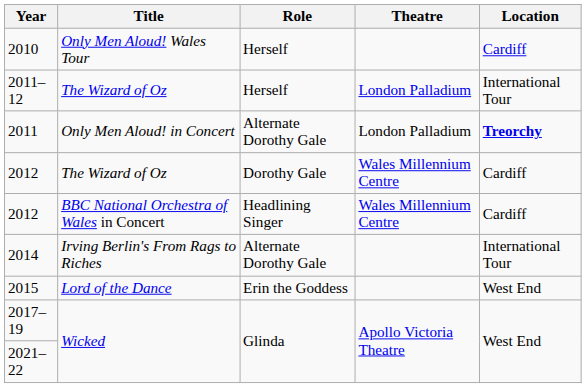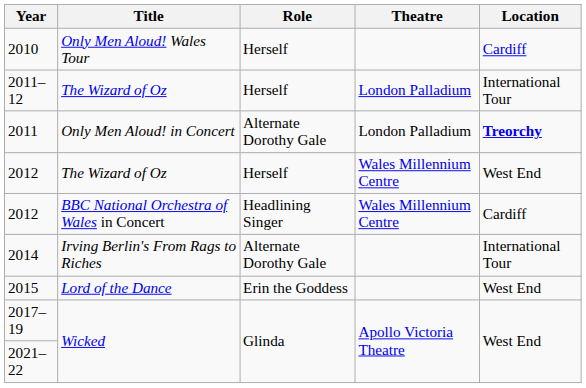(285, 172) Dorothy Gale -> (265, 172) Herself
(505, 172) Cardiff -> (512, 172) West End
